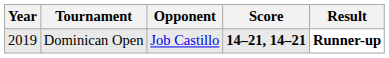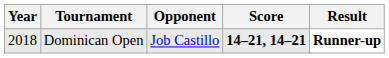(22, 40) 2019 -> (22, 40) 2018
